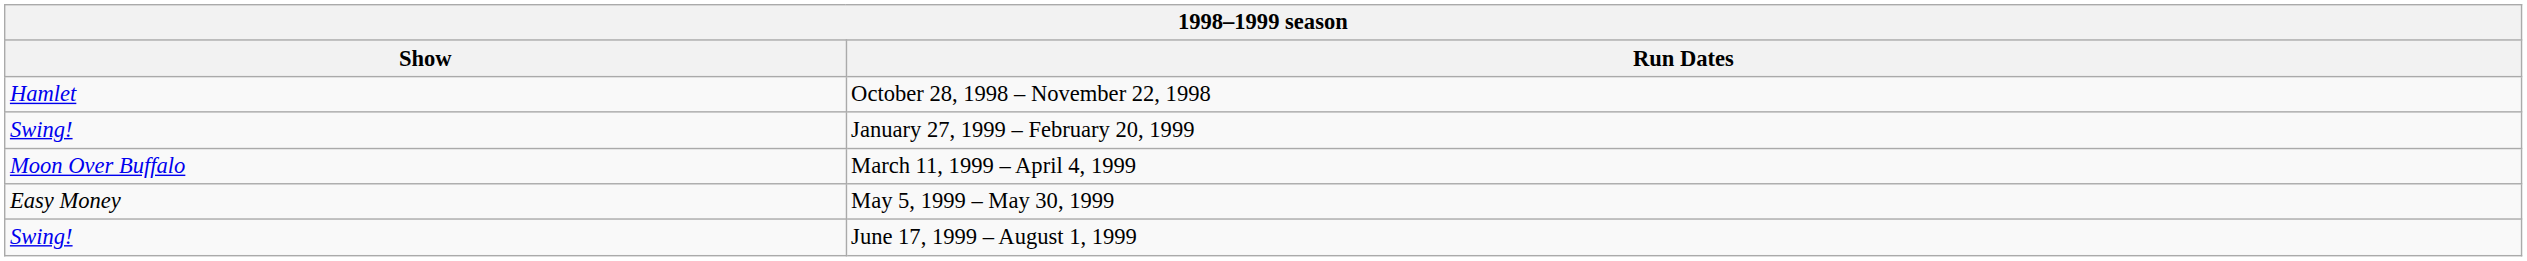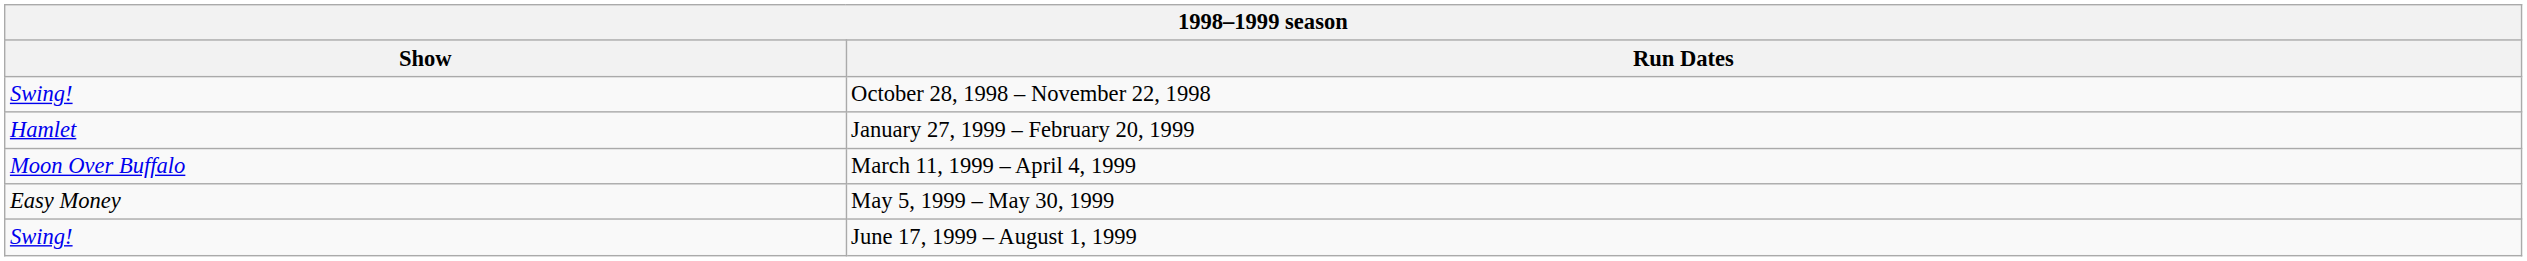(43, 93) Hamlet -> (41, 93) Swing!
(41, 129) Swing! -> (43, 129) Hamlet
